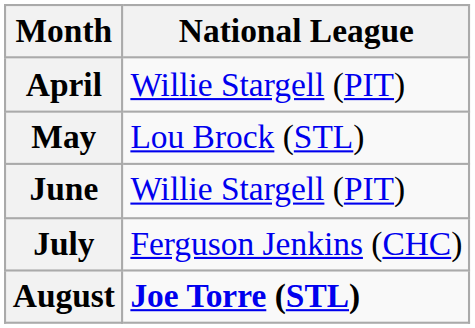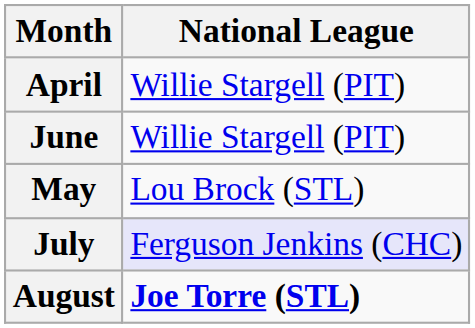rows swapped: (64, 137) <-> (64, 190)
(296, 243) no background -> (296, 243) lavender background
